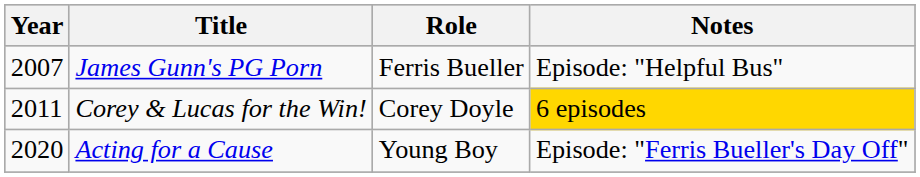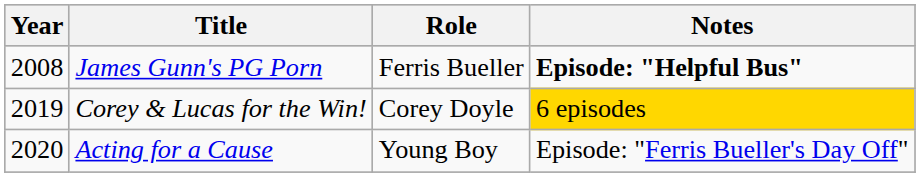(37, 66) 2007 -> (37, 66) 2008
(660, 66) normal -> (669, 66) bold
(37, 108) 2011 -> (37, 108) 2019
